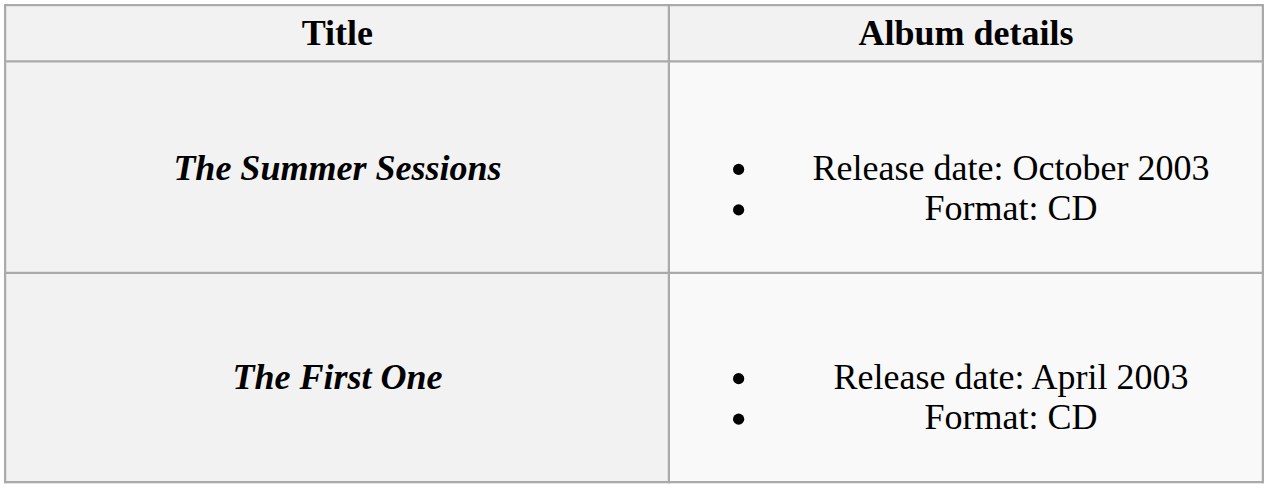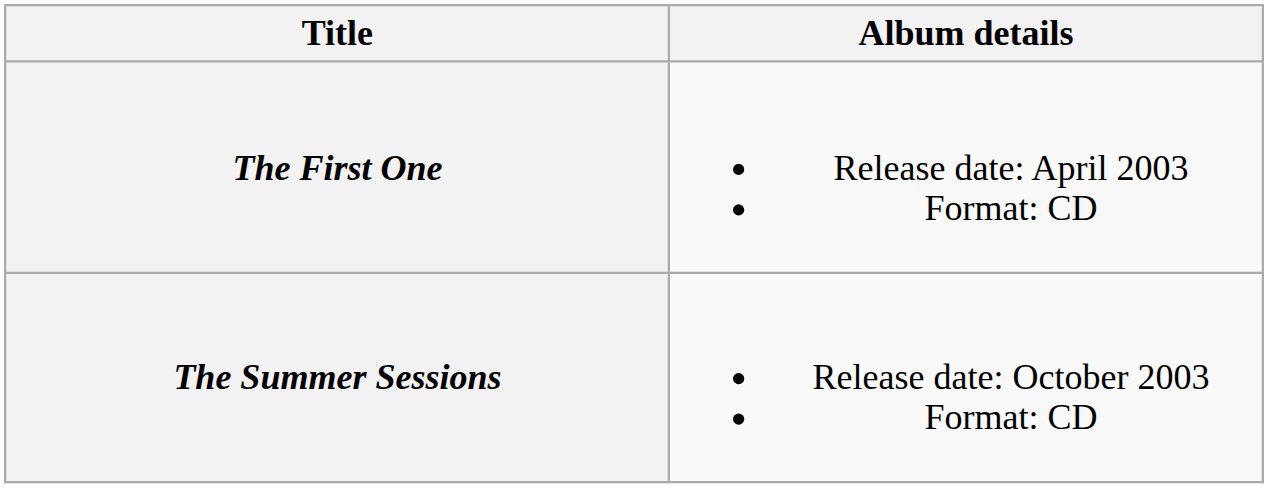rows swapped: (337, 376) <-> (337, 166)
